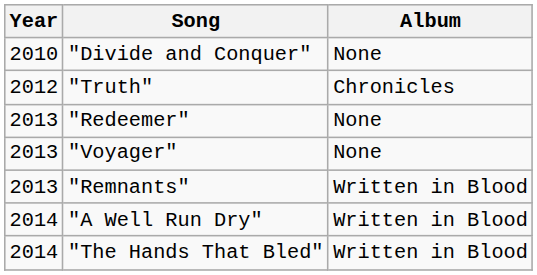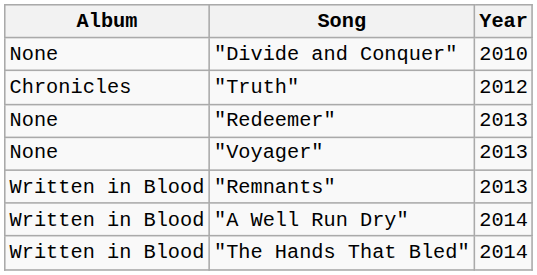columns swapped: (34, 21) <-> (431, 21)
